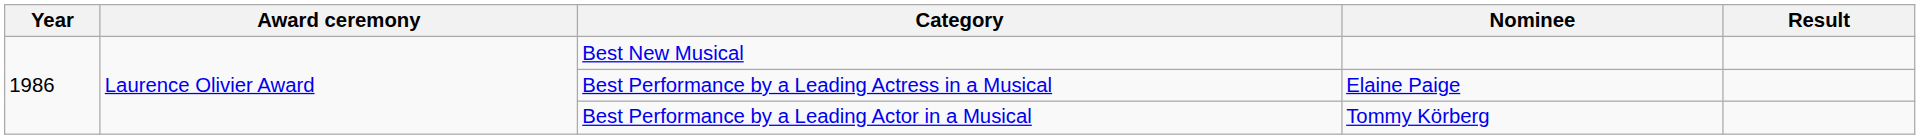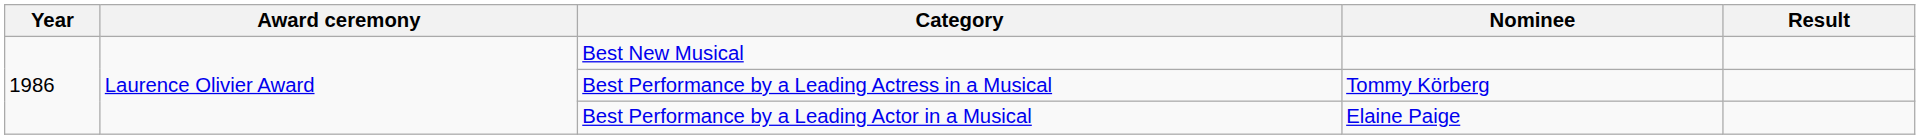(1403, 85) Elaine Paige -> (1418, 85) Tommy Körberg
(1418, 117) Tommy Körberg -> (1403, 117) Elaine Paige
